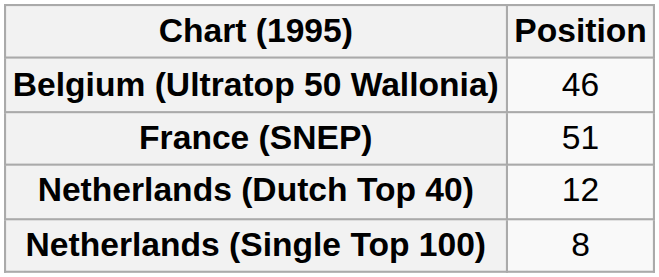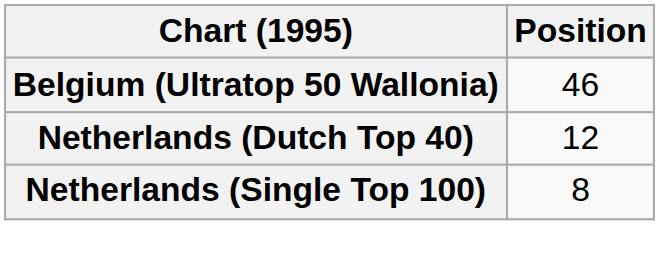- row: (256, 137)
